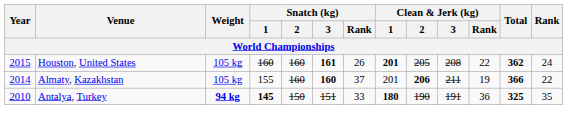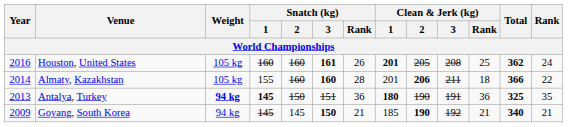(20, 63) 2015 -> (20, 63) 2016
(484, 63) 22 -> (484, 63) 25
(359, 79) 37 -> (359, 79) 28
(484, 79) 19 -> (484, 79) 18
(20, 96) 2010 -> (20, 96) 2013
(359, 96) 33 -> (359, 96) 36
+ row: (84, 113)
